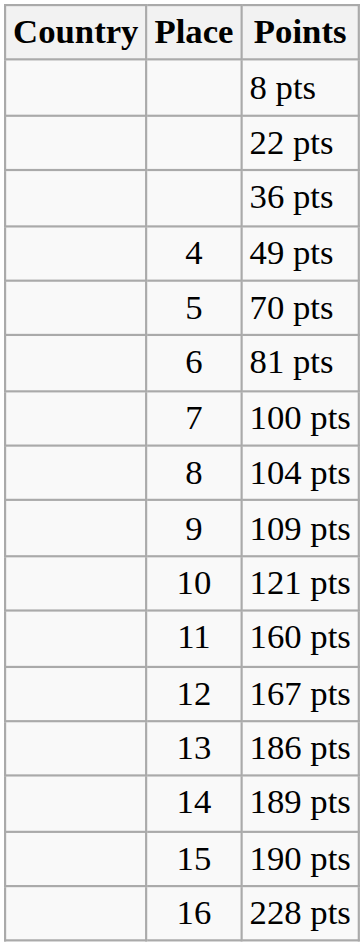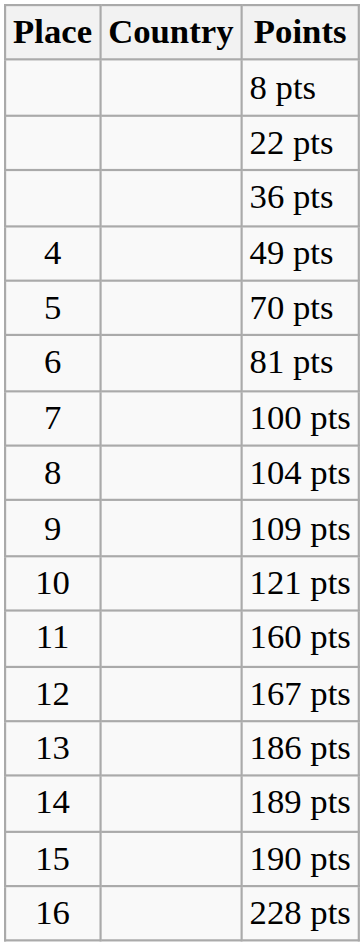columns swapped: (194, 32) <-> (76, 32)
